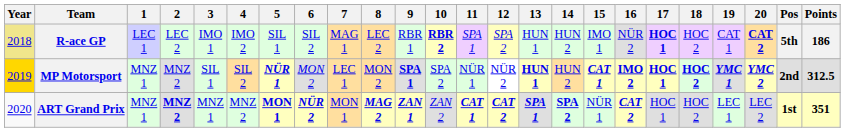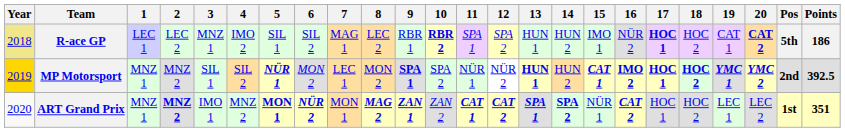(210, 41) IMO 1 -> (210, 41) MNZ 1
(821, 75) 312.5 -> (821, 75) 392.5
(210, 109) MNZ 1 -> (210, 109) IMO 1
